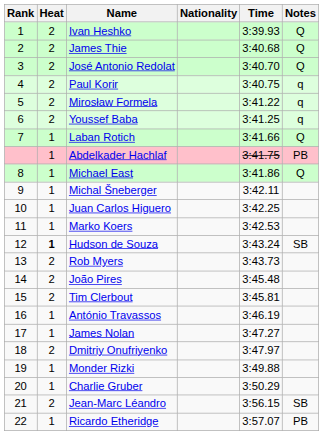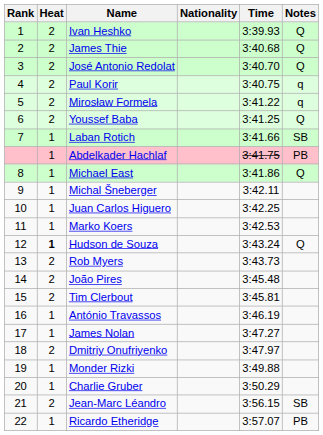(300, 119) q -> (300, 119) Q
(300, 137) Q -> (300, 137) SB
(300, 244) SB -> (300, 244) Q
